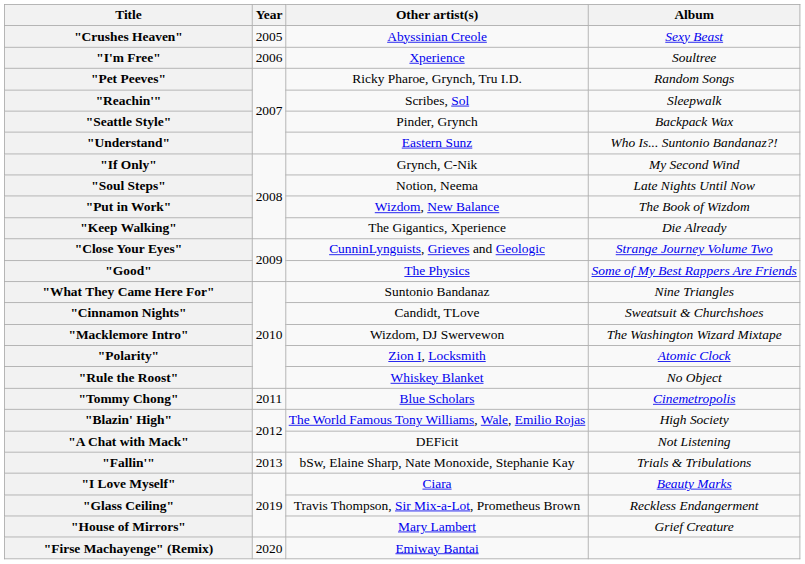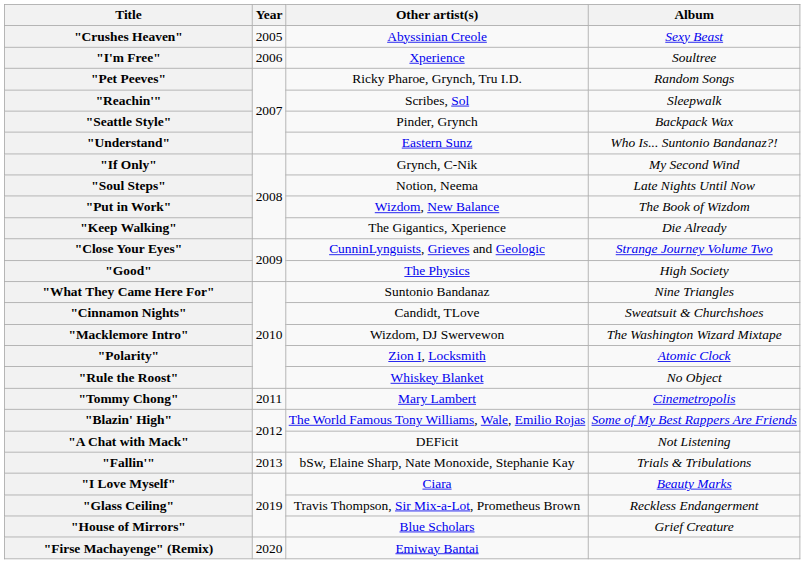(694, 270) Some of My Best Rappers Are Friends -> (694, 270) High Society
(437, 398) Blue Scholars -> (437, 398) Mary Lambert
(694, 420) High Society -> (694, 420) Some of My Best Rappers Are Friends
(437, 526) Mary Lambert -> (437, 526) Blue Scholars
